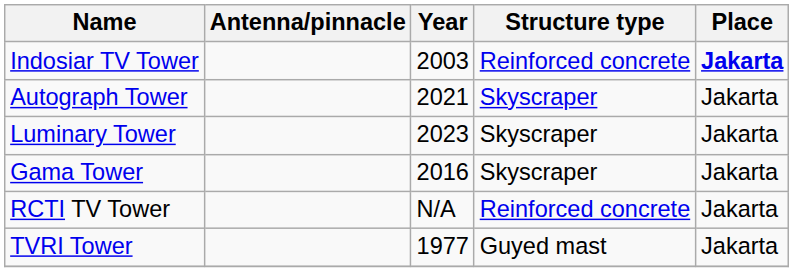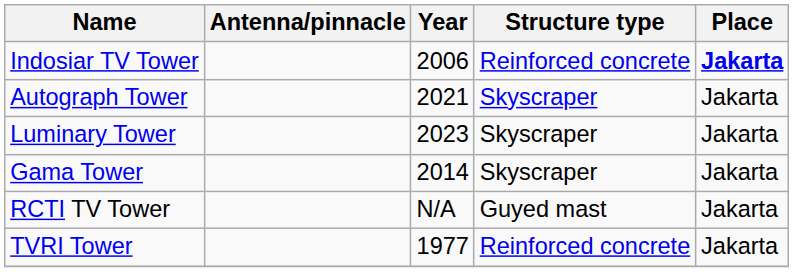(443, 60) 2003 -> (443, 60) 2006
(443, 172) 2016 -> (443, 172) 2014
(585, 209) Reinforced concrete -> (543, 209) Guyed mast
(543, 246) Guyed mast -> (585, 246) Reinforced concrete
